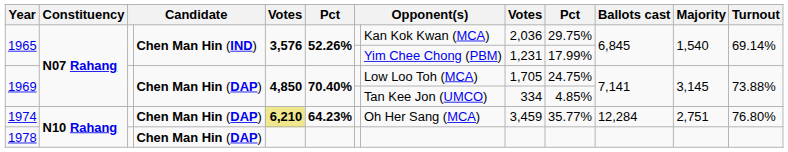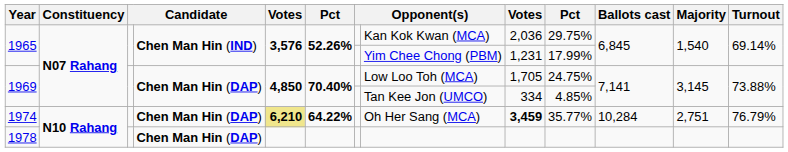(330, 117) 64.23% -> (330, 117) 64.22%
(526, 117) normal -> (526, 117) bold
(618, 117) 12,284 -> (618, 117) 10,284
(754, 117) 76.80% -> (754, 117) 76.79%
